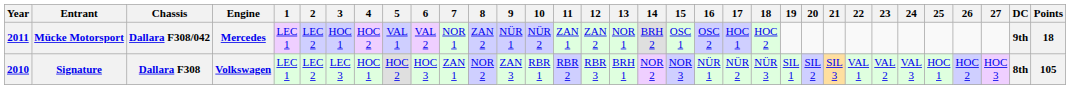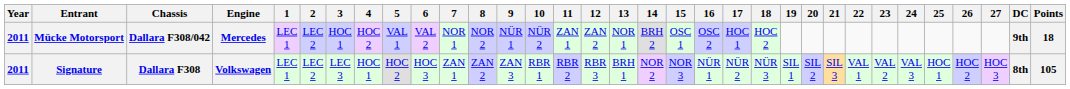(482, 37) ZAN 2 -> (482, 37) NOR 2
(18, 68) 2010 -> (18, 68) 2011
(482, 68) NOR 2 -> (482, 68) ZAN 2
